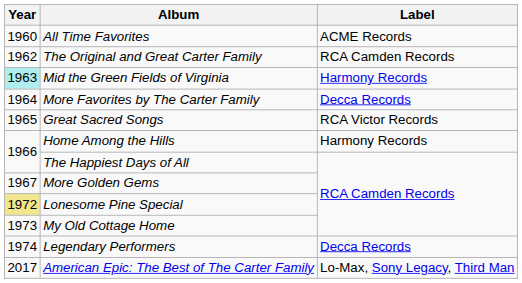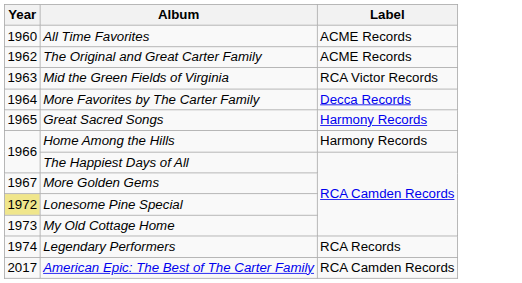(387, 57) RCA Camden Records -> (366, 57) ACME Records
(22, 78) paleturquoise background -> (22, 78) no background
(374, 78) Harmony Records -> (379, 78) RCA Victor Records
(379, 120) RCA Victor Records -> (374, 120) Harmony Records
(366, 246) Decca Records -> (360, 246) RCA Records
(417, 267) Lo-Max, Sony Legacy, Third Man -> (387, 267) RCA Camden Records
